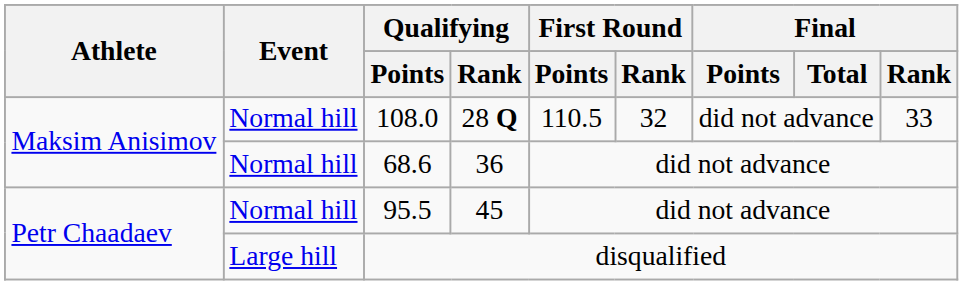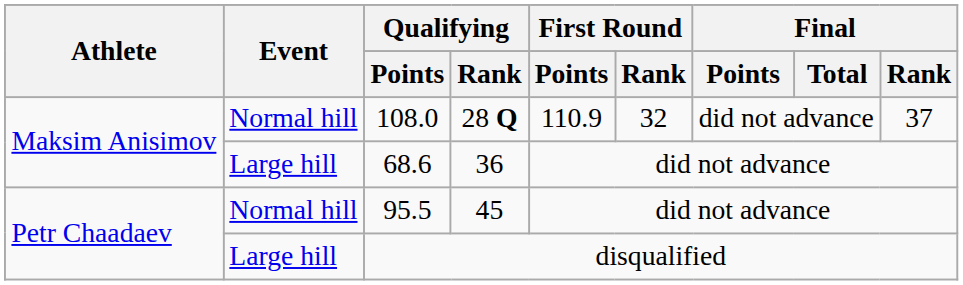(571, 118) 110.5 -> (571, 118) 110.9
(919, 118) 33 -> (919, 118) 37
(293, 164) Normal hill -> (283, 164) Large hill
